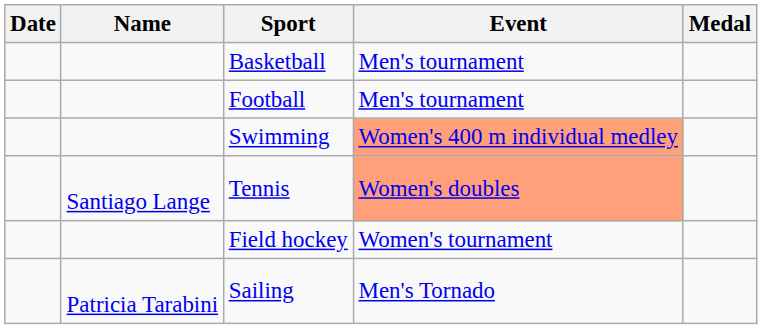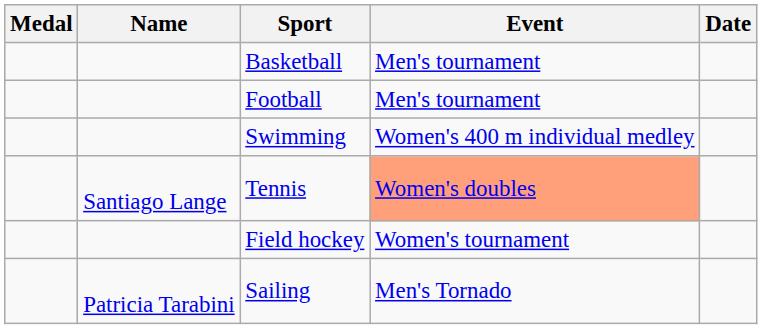columns swapped: (720, 23) <-> (33, 23)
(518, 137) lightsalmon background -> (535, 137) no background
